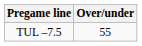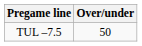(105, 31) 55 -> (105, 31) 50
